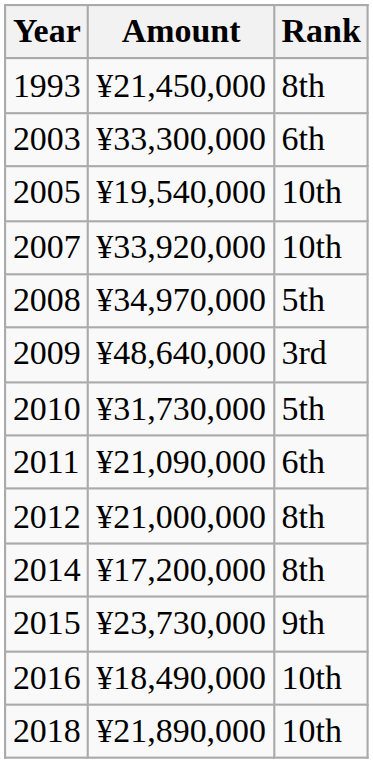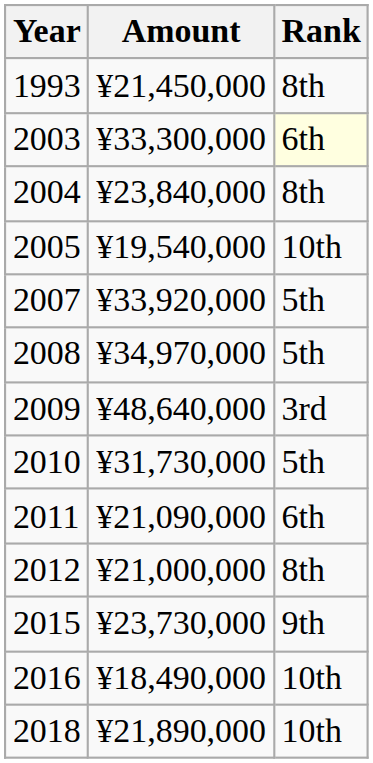(303, 138) no background -> (303, 138) lightyellow background
+ row: (47, 192)
(312, 246) 10th -> (303, 300) 5th
- row: (47, 569)
